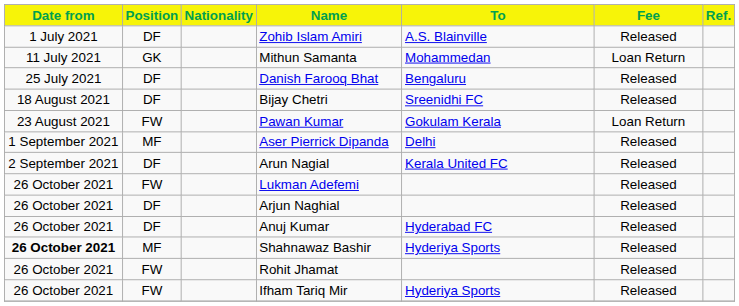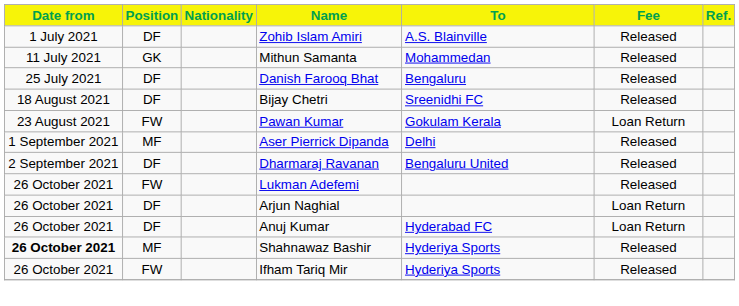(648, 58) Loan Return -> (648, 58) Released
+ row: (319, 164)
- row: (294, 164)
(648, 206) Released -> (648, 206) Loan Return
(648, 227) Released -> (648, 227) Loan Return
- row: (299, 269)
